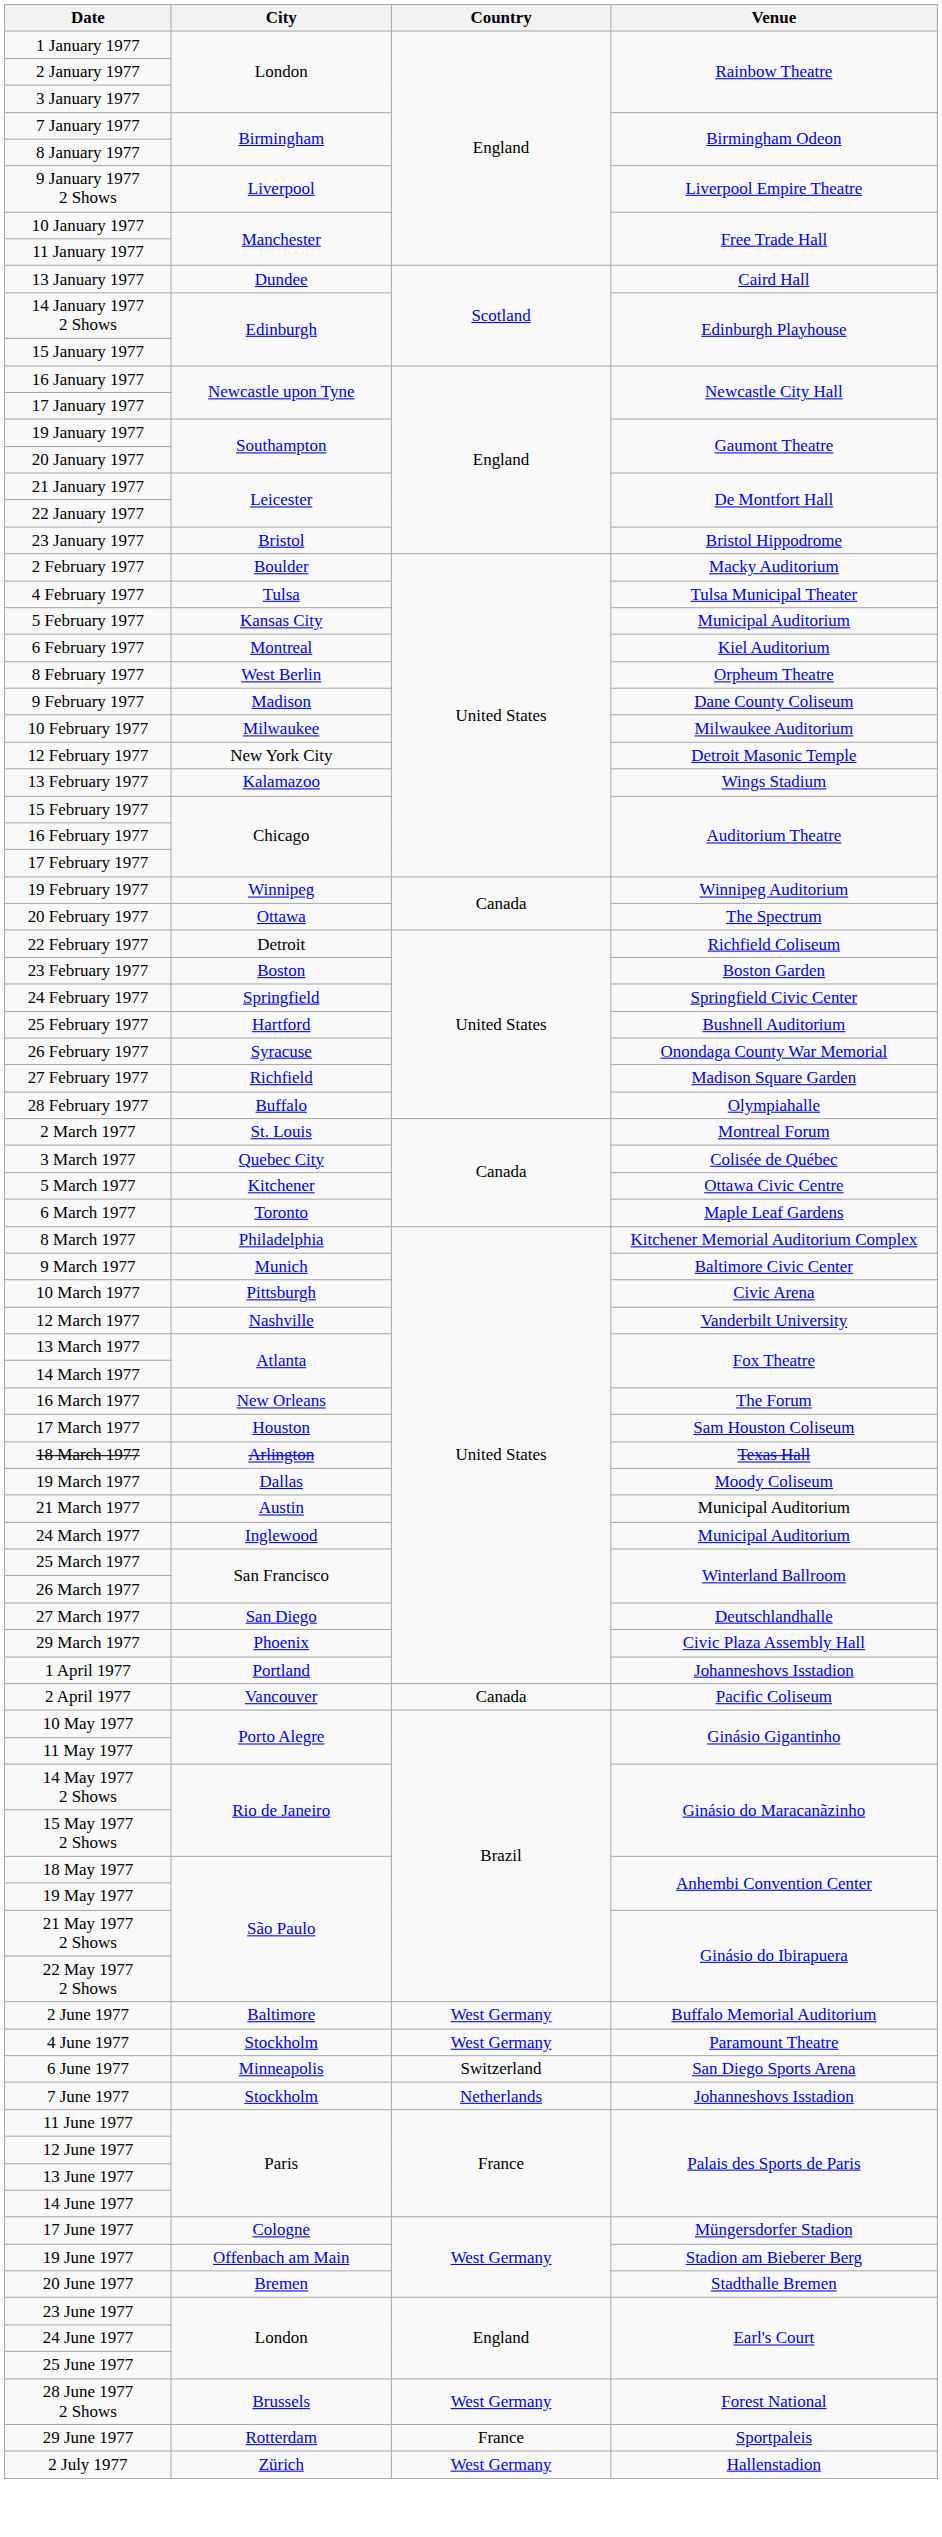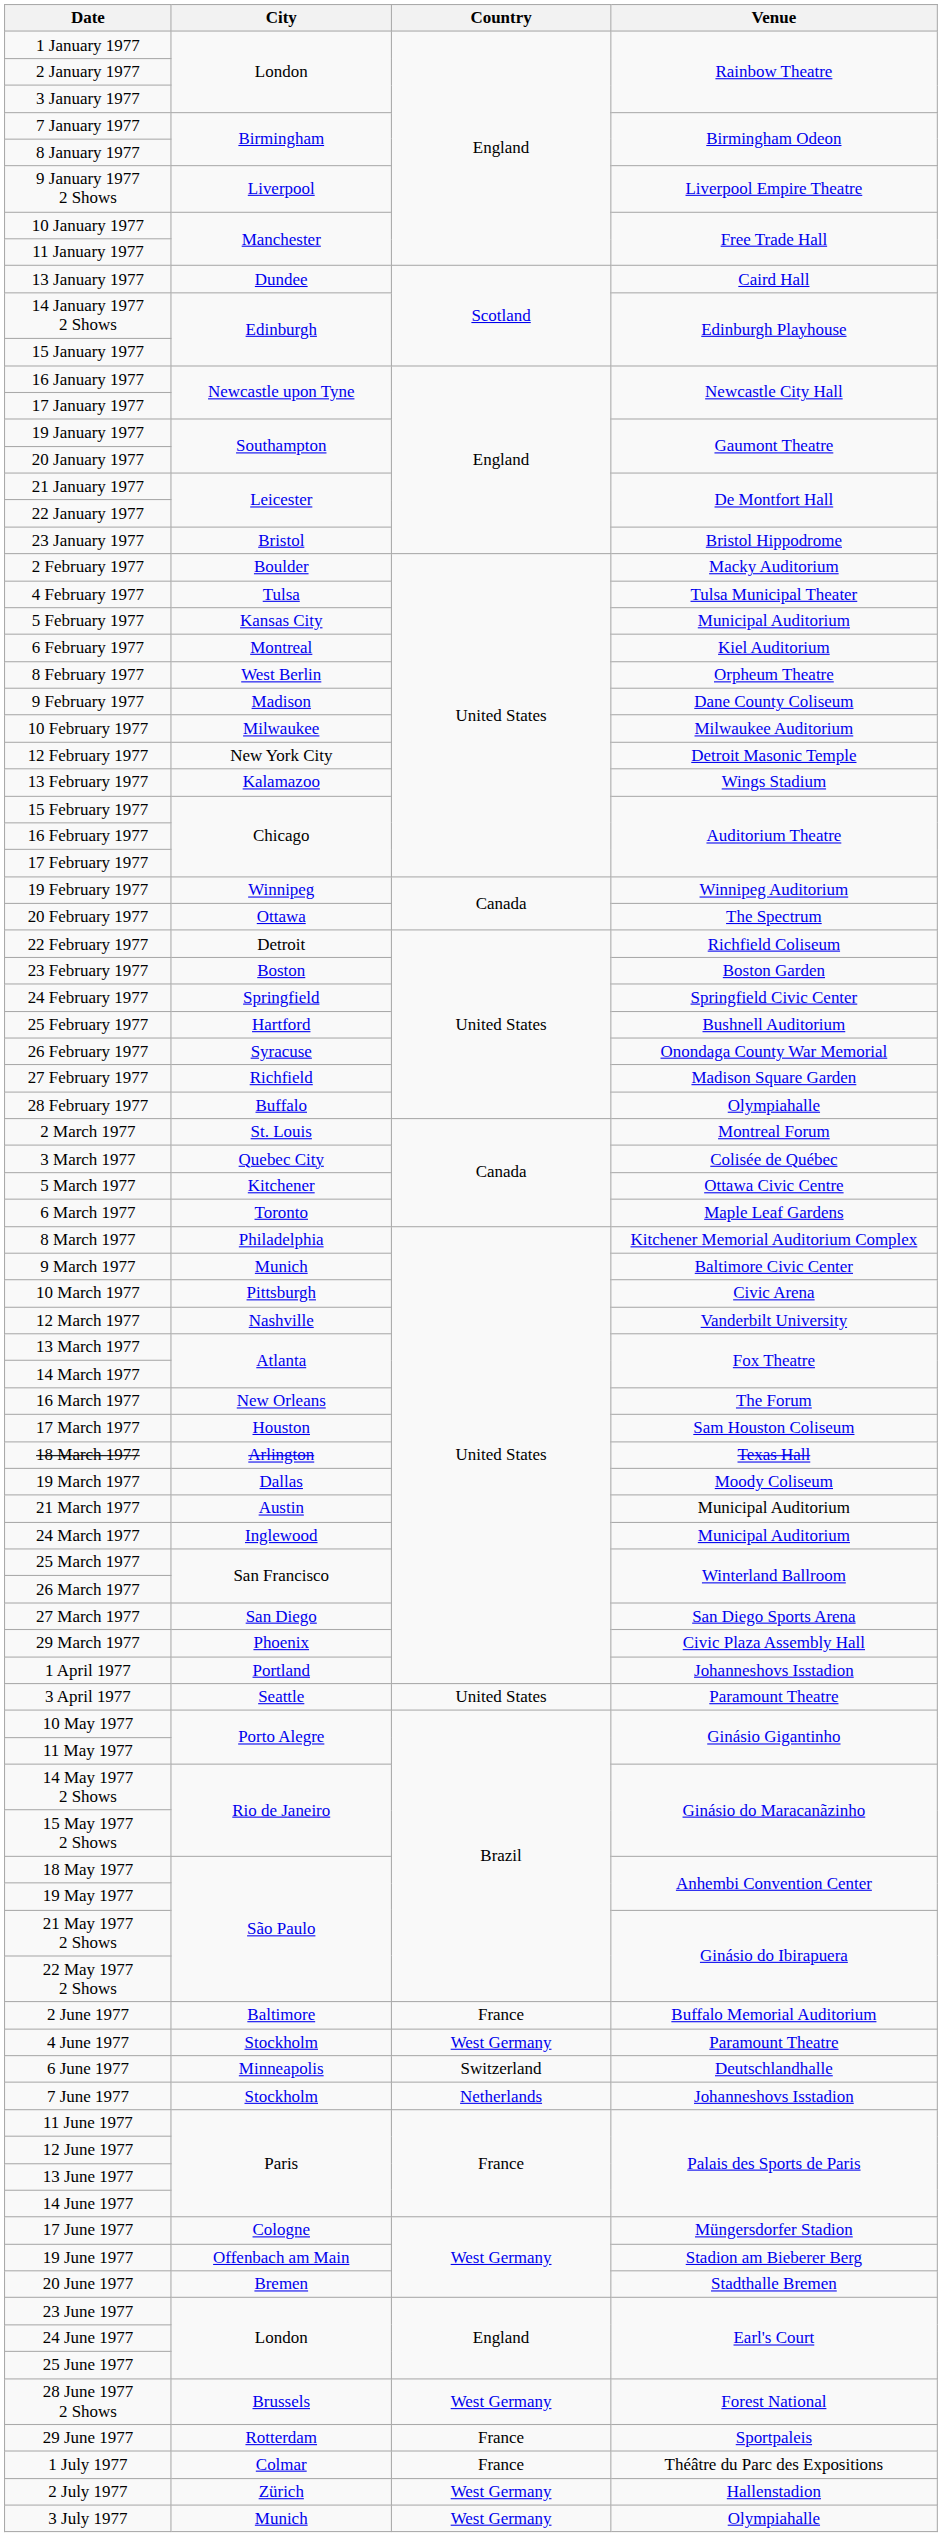(774, 1616) Deutschlandhalle -> (774, 1616) San Diego Sports Arena
- row: (88, 1696)
+ row: (88, 1696)
(501, 2015) West Germany -> (501, 2015) France
(774, 2069) San Diego Sports Arena -> (774, 2069) Deutschlandhalle
+ row: (88, 2464)
+ row: (88, 2518)
